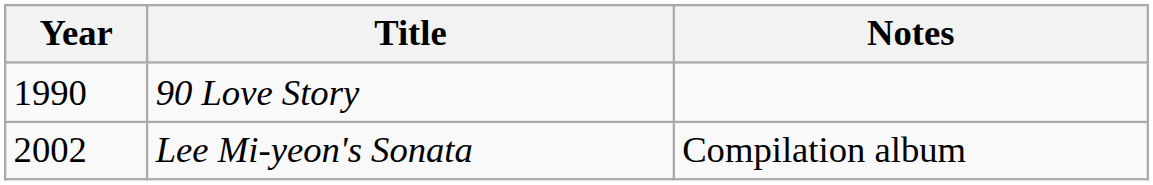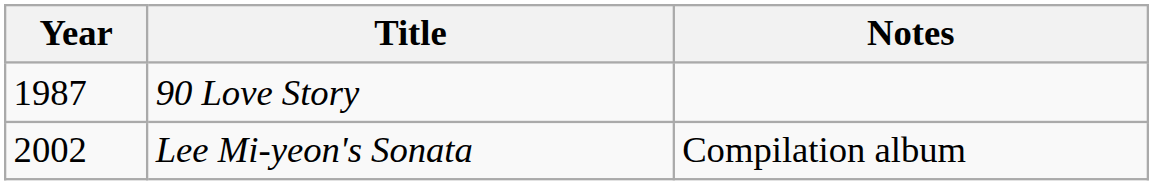(50, 91) 1990 -> (50, 91) 1987
